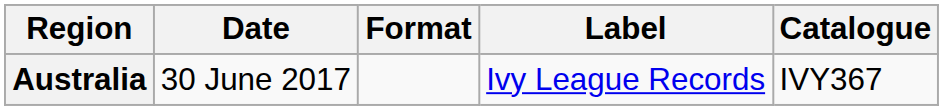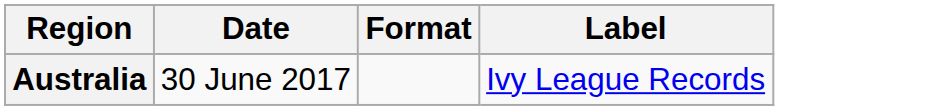- column: (855, 29)
